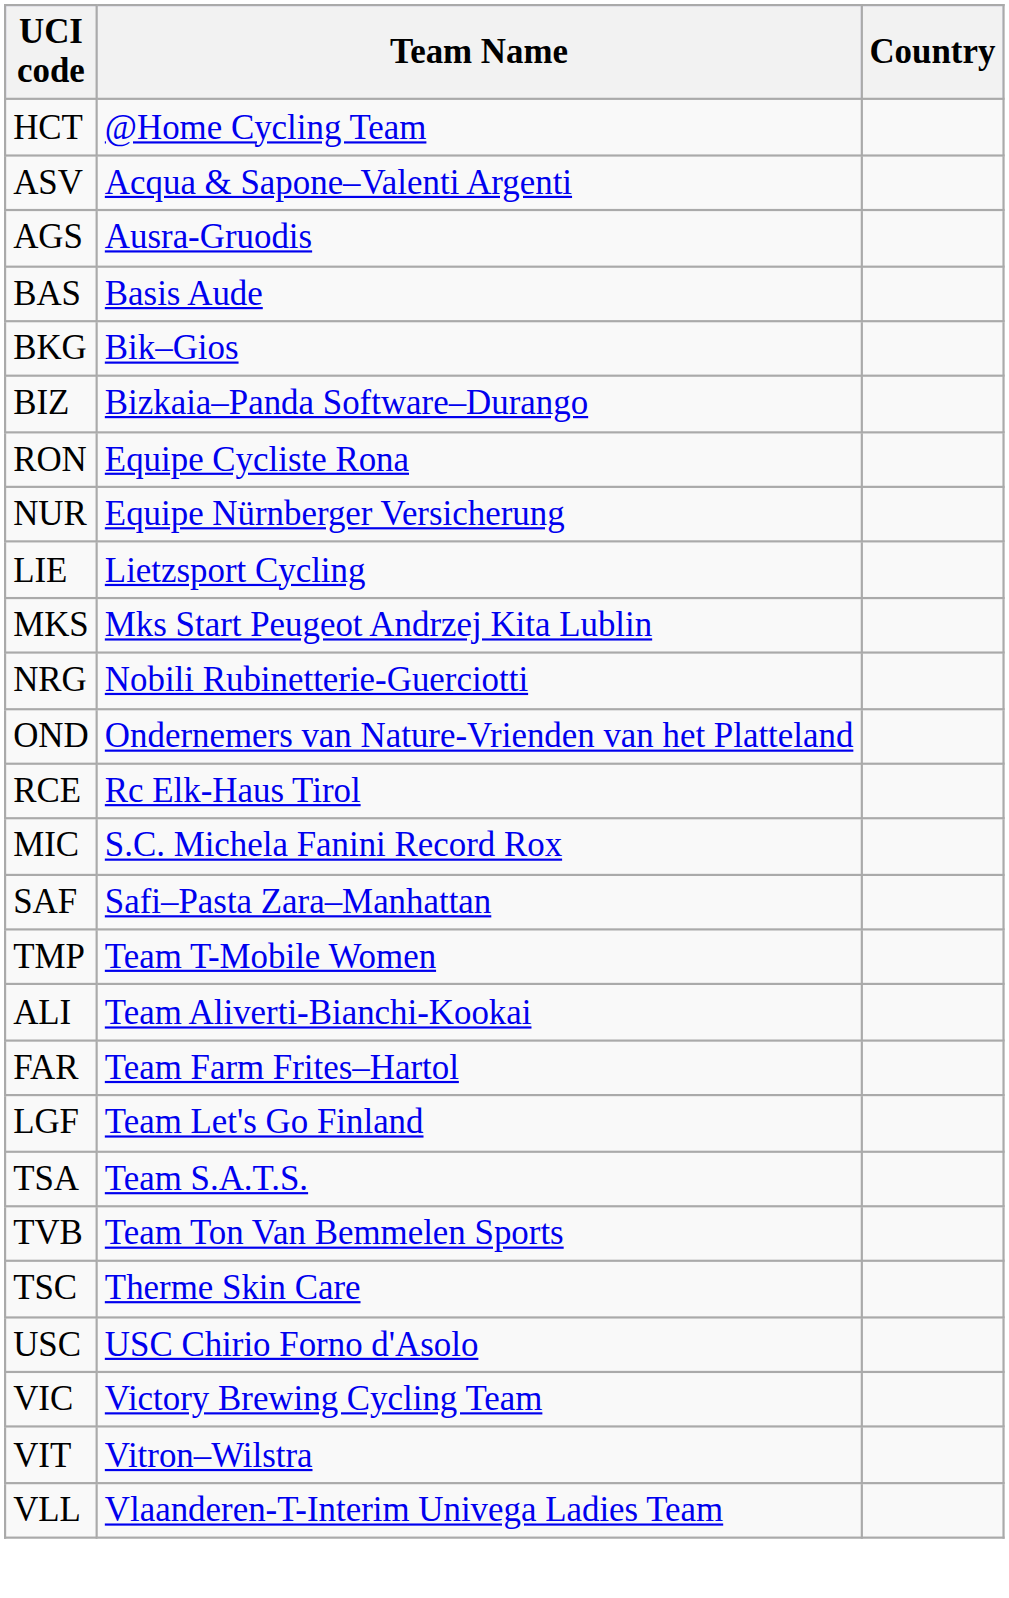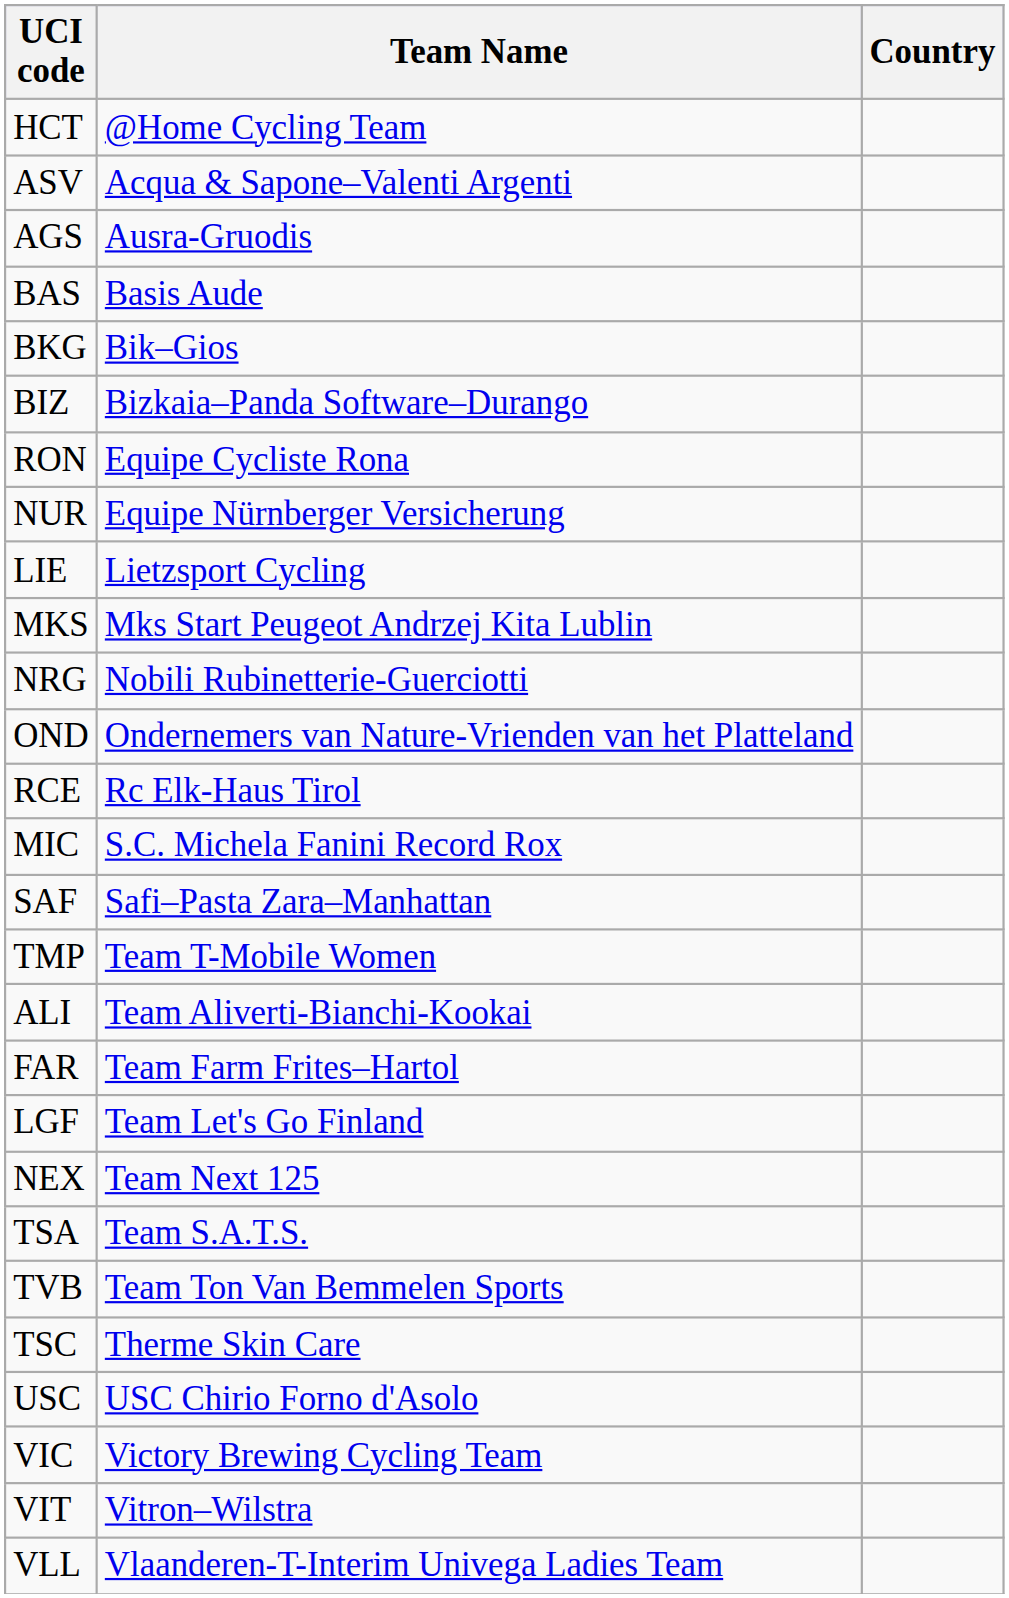+ row: (49, 1177)
